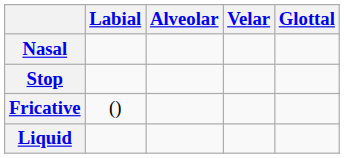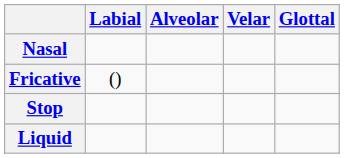rows swapped: (45, 78) <-> (45, 108)
